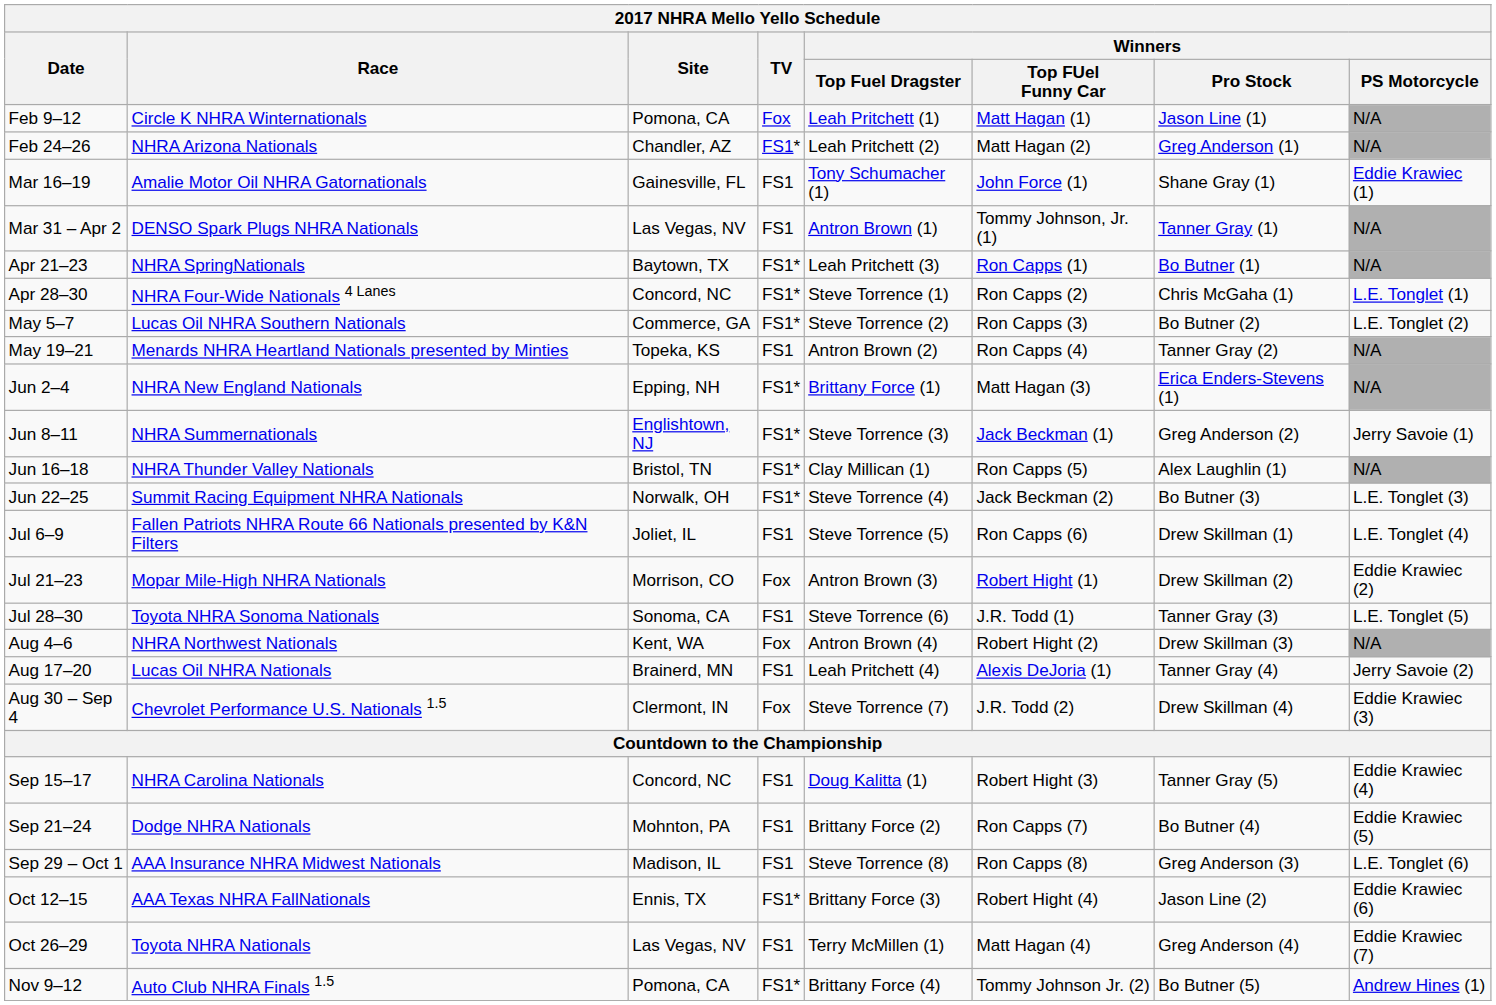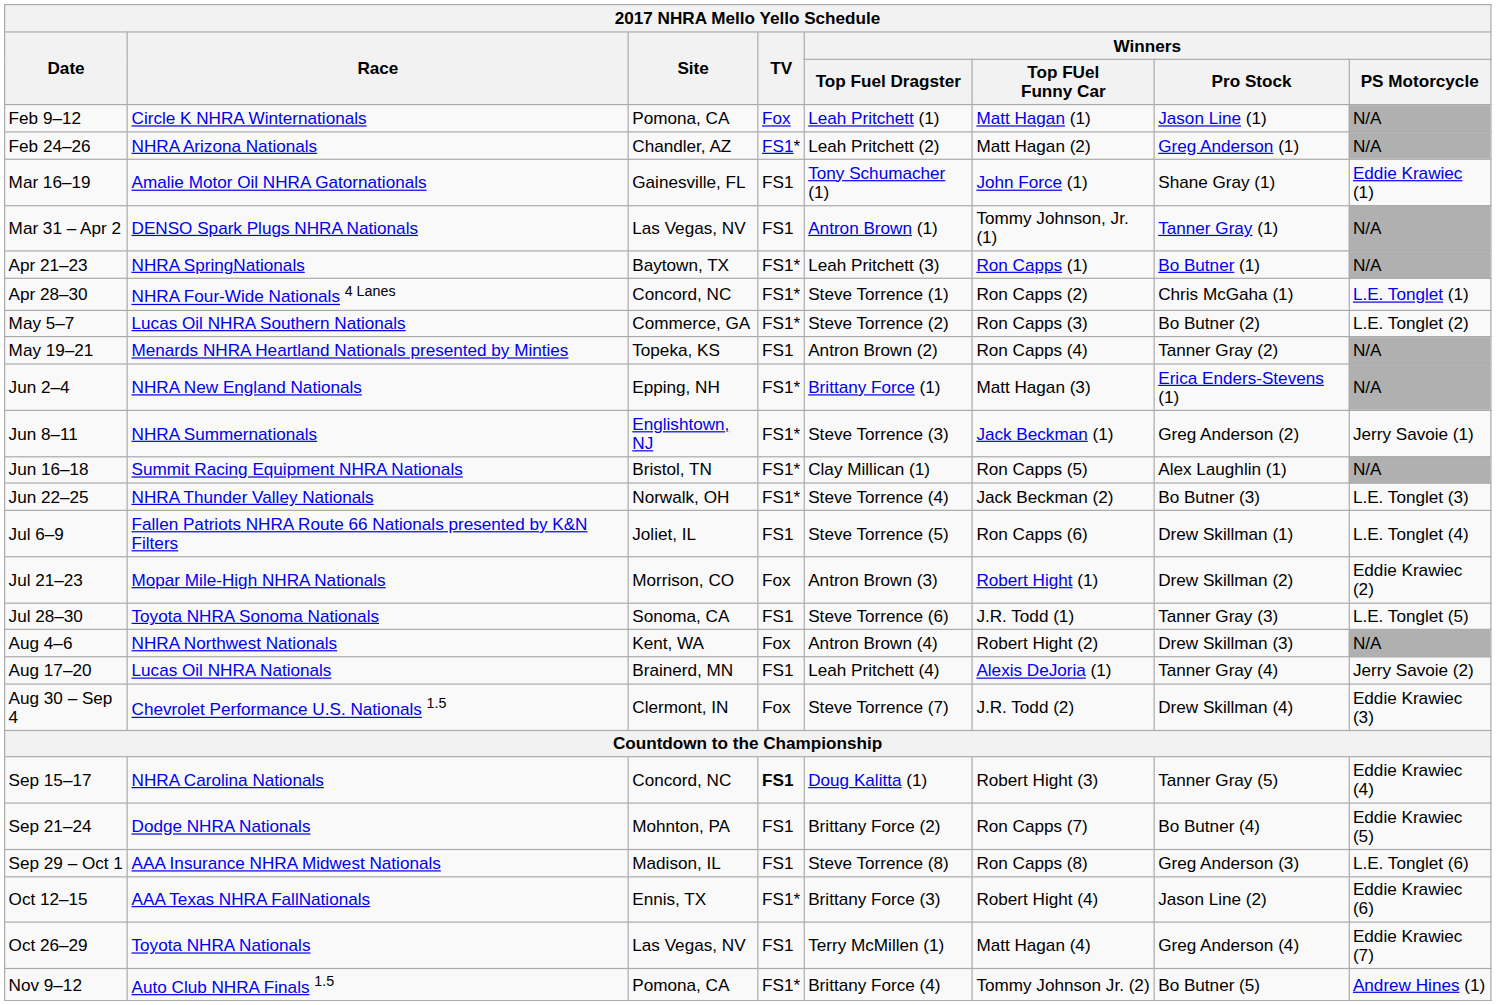(253, 470) NHRA Thunder Valley Nationals -> (297, 470) Summit Racing Equipment NHRA Nationals
(297, 497) Summit Racing Equipment NHRA Nationals -> (253, 497) NHRA Thunder Valley Nationals
(778, 780) normal -> (778, 780) bold
